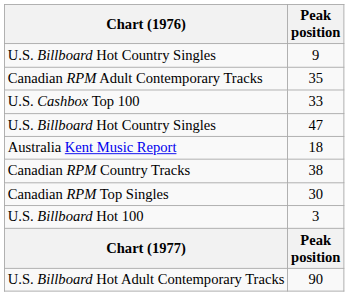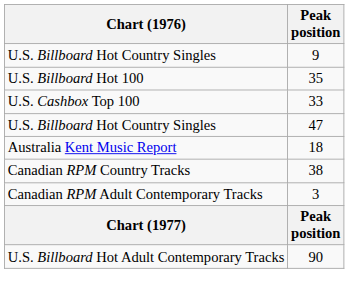(135, 78) Canadian RPM Adult Contemporary Tracks -> (76, 78) U.S. Billboard Hot 100
- row: (316, 194)
(76, 217) U.S. Billboard Hot 100 -> (135, 194) Canadian RPM Adult Contemporary Tracks
